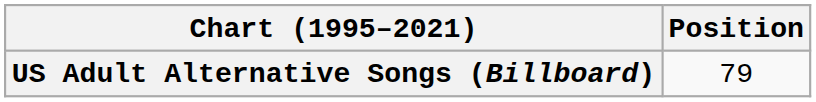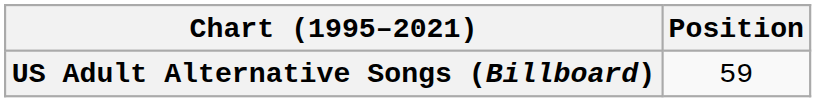(736, 74) 79 -> (736, 74) 59
